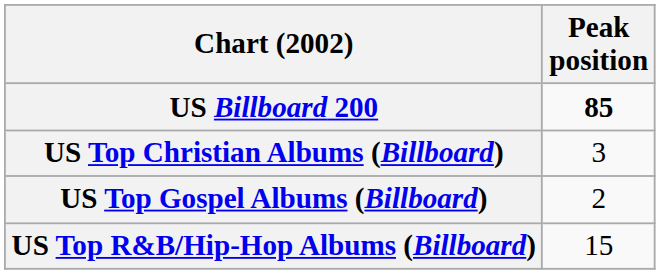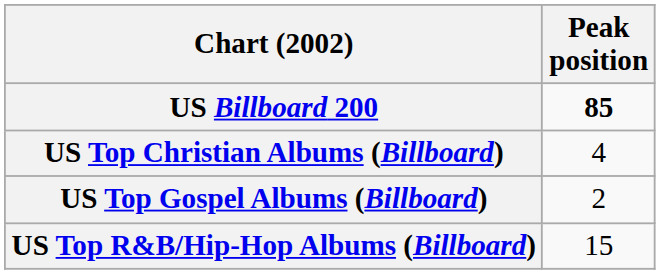(599, 152) 3 -> (599, 152) 4
